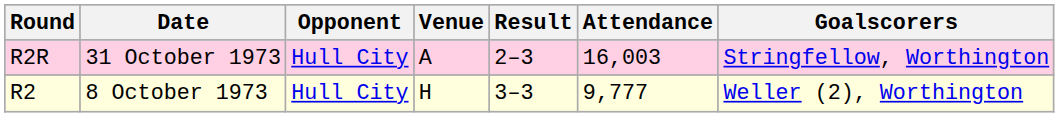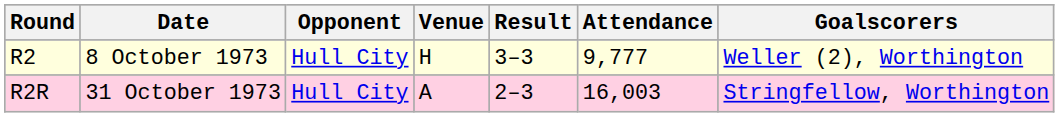rows swapped: (23, 93) <-> (30, 58)
